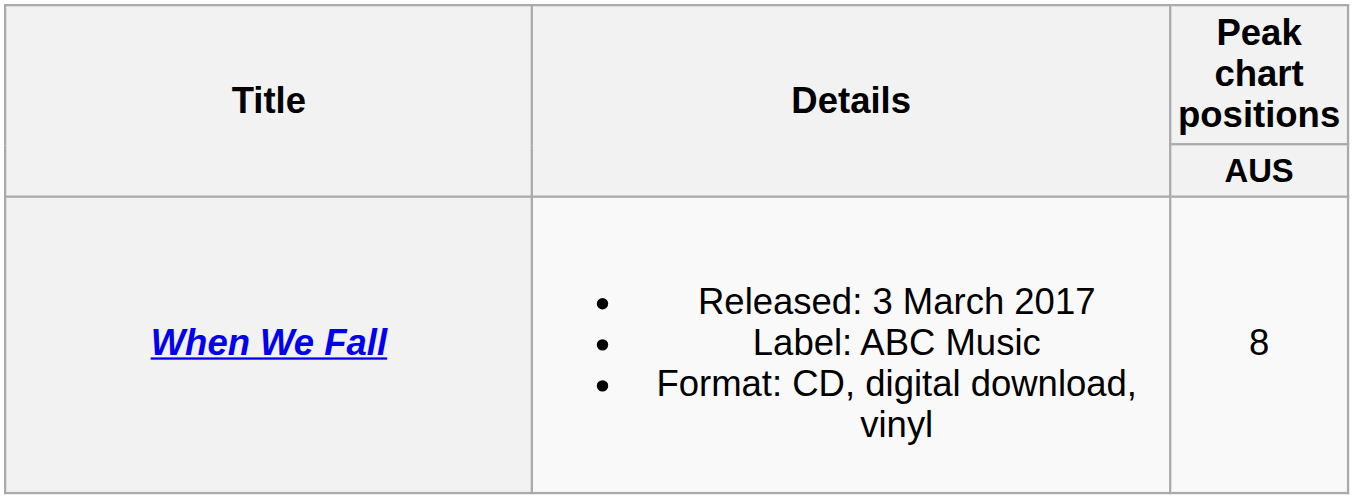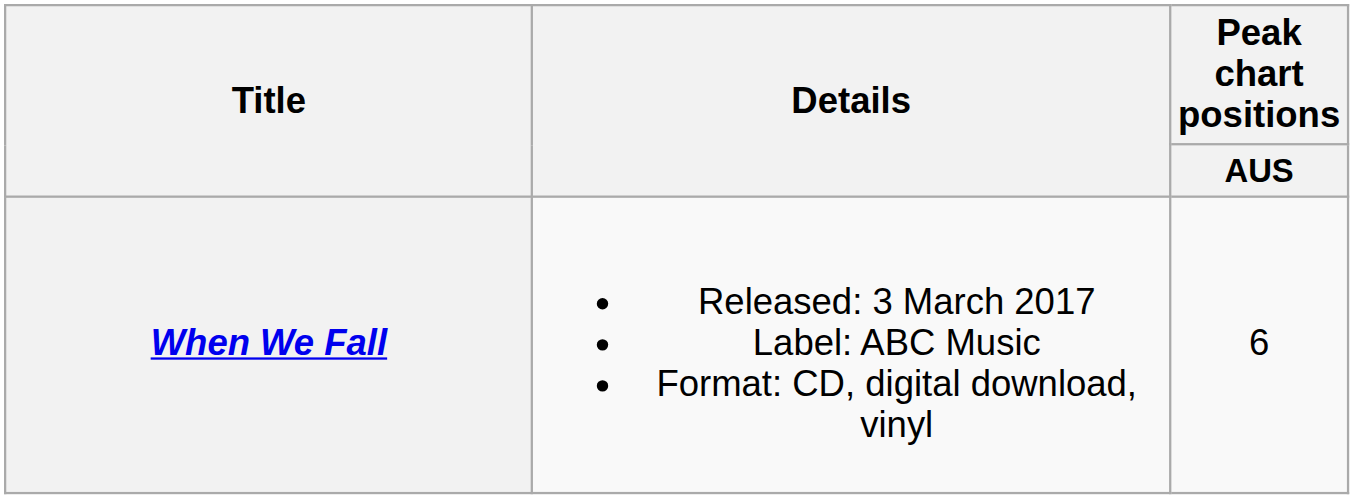(1259, 343) 8 -> (1259, 343) 6
